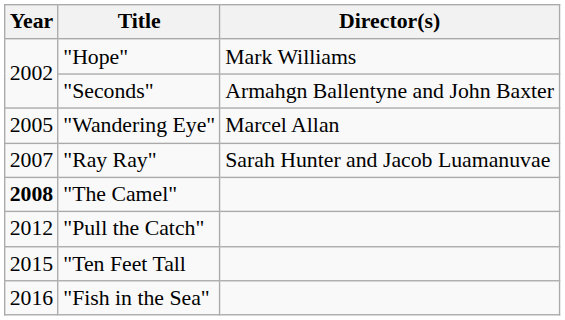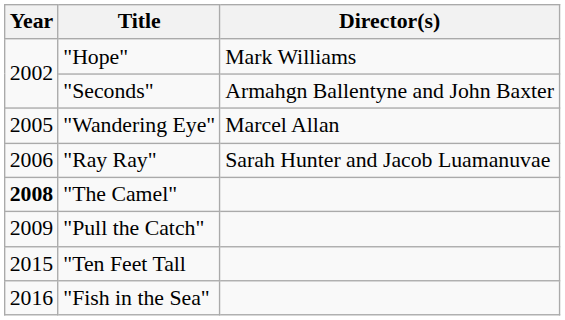(31, 159) 2007 -> (31, 159) 2006
(31, 228) 2012 -> (31, 228) 2009
